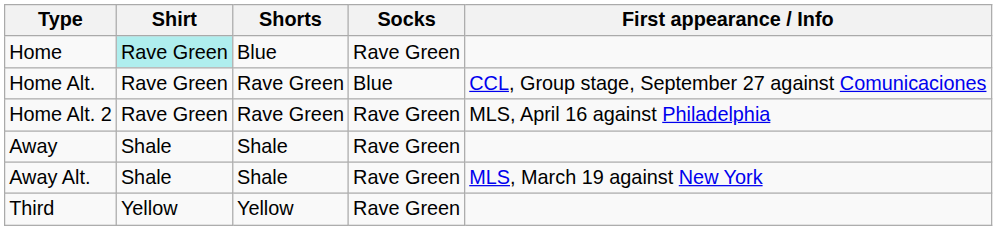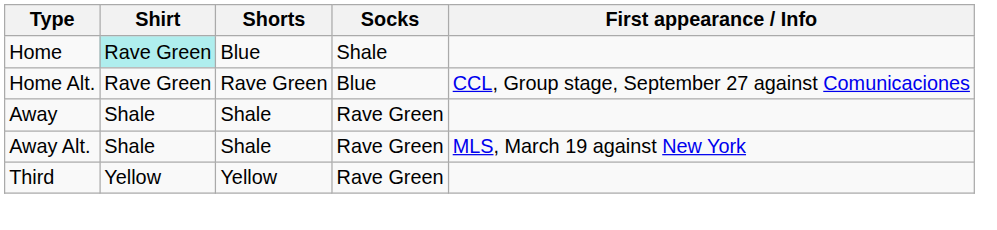(407, 51) Rave Green -> (362, 51) Shale
- row: (60, 114)
